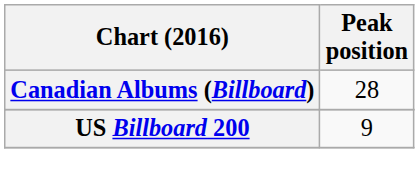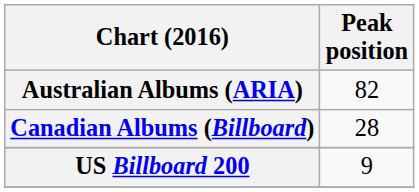+ row: (162, 89)
